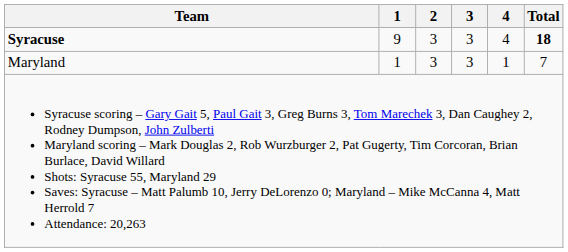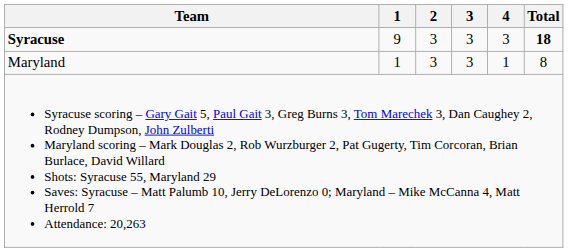(506, 39) 4 -> (506, 39) 3
(543, 62) 7 -> (543, 62) 8
